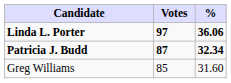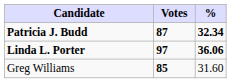rows swapped: (46, 31) <-> (47, 50)
(162, 68) normal -> (162, 68) bold
